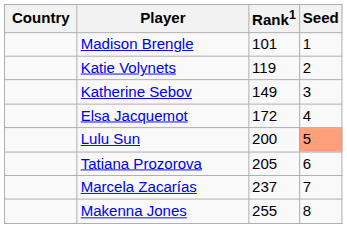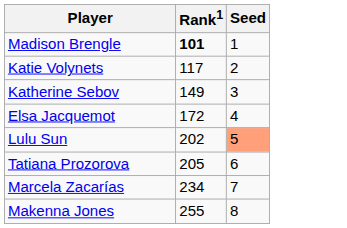- column: (41, 18)
(265, 44) normal -> (192, 44) bold
(264, 68) 119 -> (191, 68) 117
(265, 139) 200 -> (192, 139) 202
(265, 187) 237 -> (192, 187) 234
